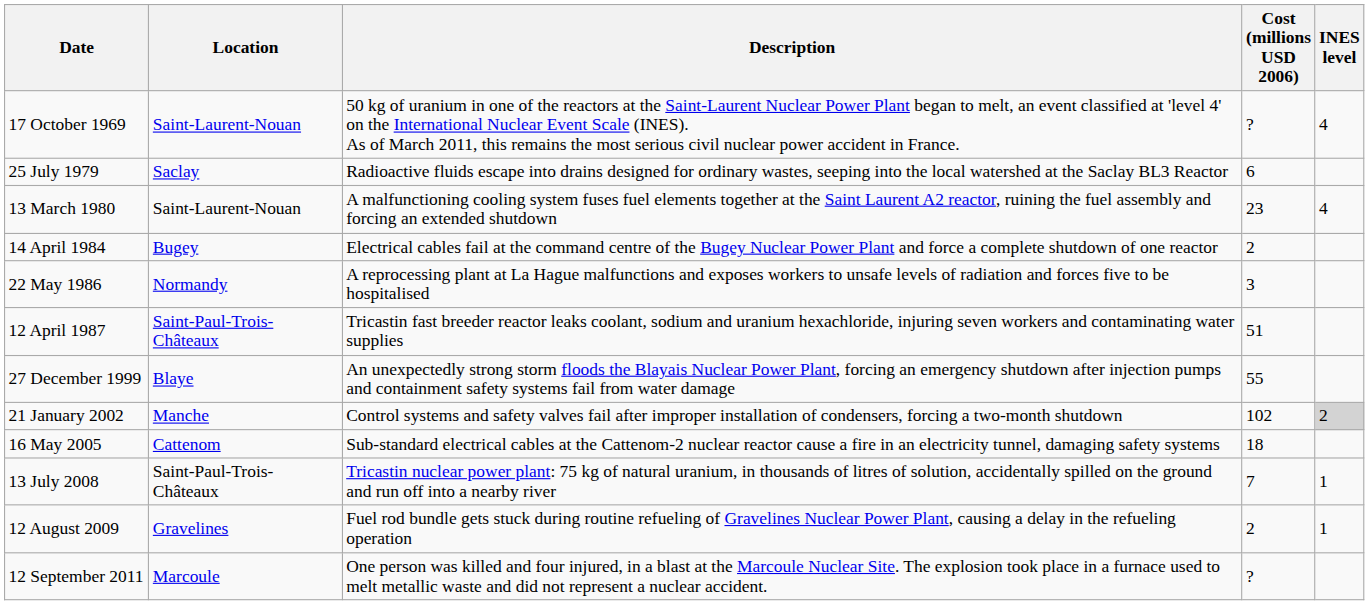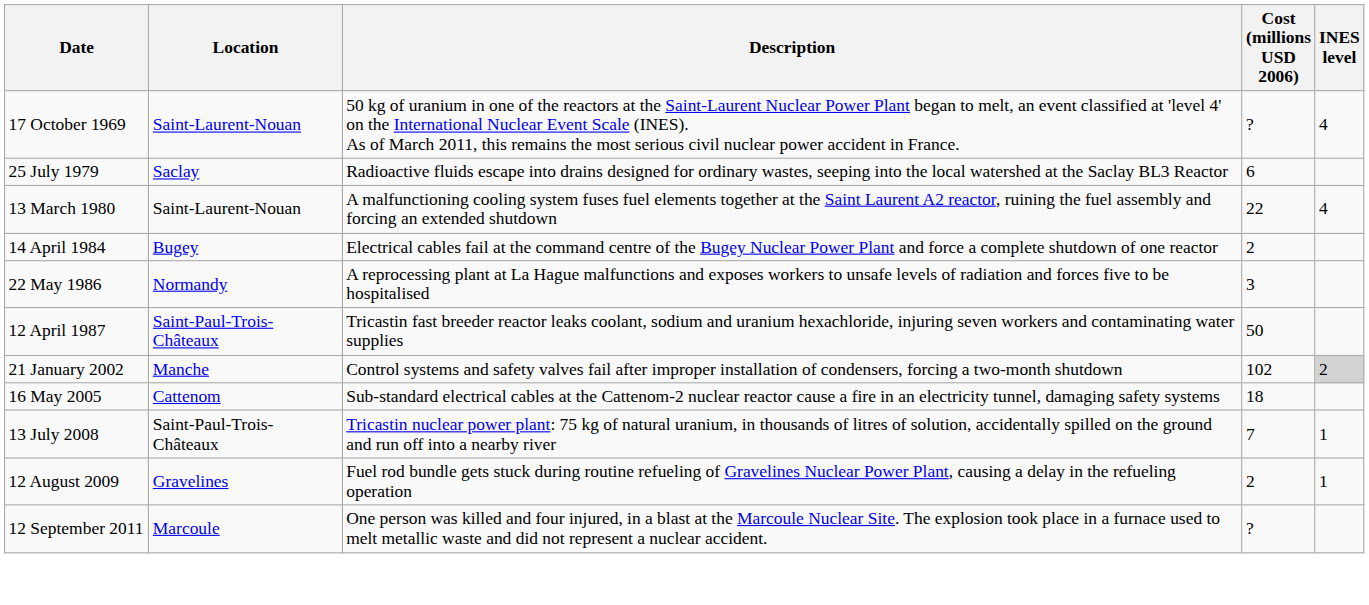(1255, 209) 23 -> (1255, 209) 22
(1255, 331) 51 -> (1255, 331) 50
- row: (75, 378)
